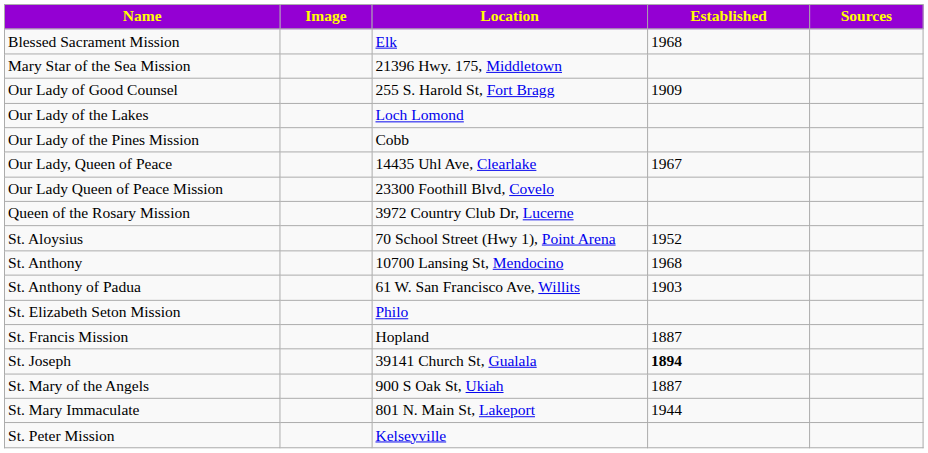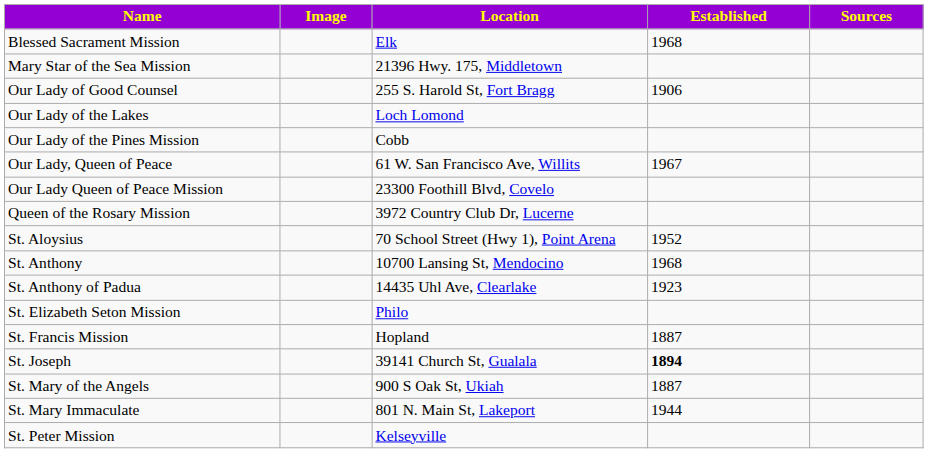(667, 90) 1909 -> (667, 90) 1906
(456, 164) 14435 Uhl Ave, Clearlake -> (478, 164) 61 W. San Francisco Ave, Willits
(478, 287) 61 W. San Francisco Ave, Willits -> (456, 287) 14435 Uhl Ave, Clearlake
(667, 287) 1903 -> (667, 287) 1923
